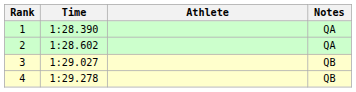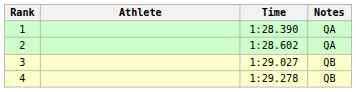columns swapped: (208, 13) <-> (74, 13)
